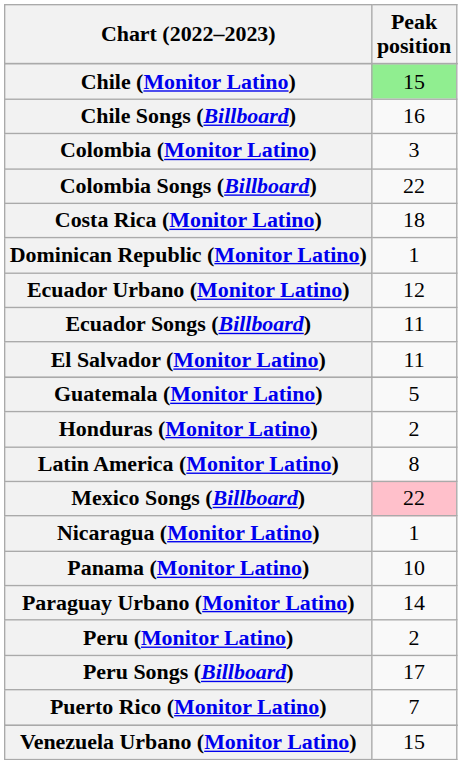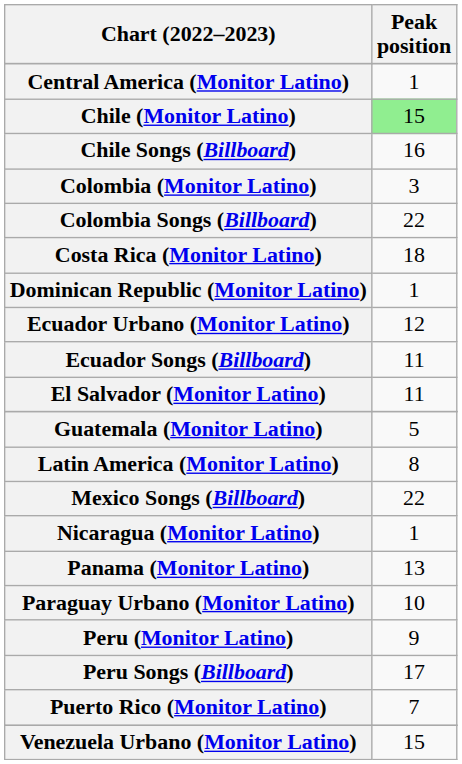+ row: (188, 81)
- row: (188, 428)
(414, 498) pink background -> (414, 498) no background
(414, 567) 10 -> (414, 567) 13
(414, 602) 14 -> (414, 602) 10
(414, 637) 2 -> (414, 637) 9
